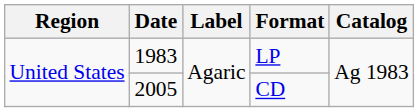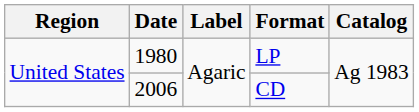(156, 55) 1983 -> (156, 55) 1980
(156, 89) 2005 -> (156, 89) 2006
